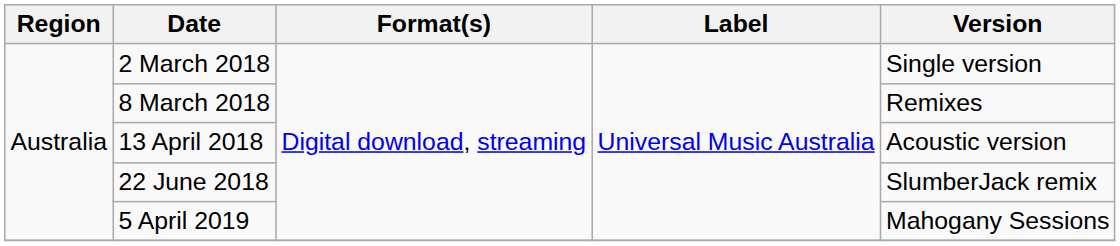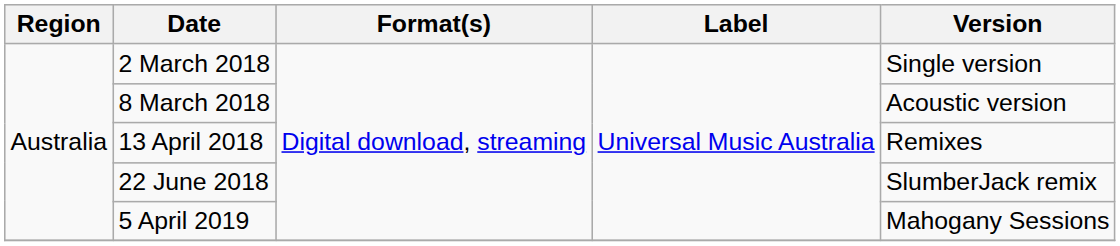(934, 102) Remixes -> (976, 102) Acoustic version
(976, 142) Acoustic version -> (934, 142) Remixes
